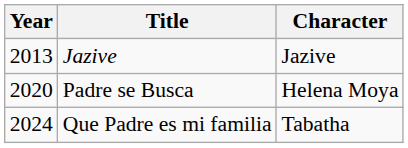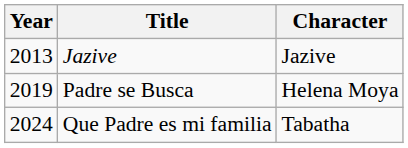(31, 90) 2020 -> (31, 90) 2019
